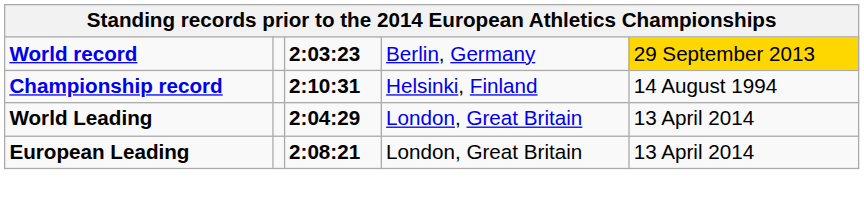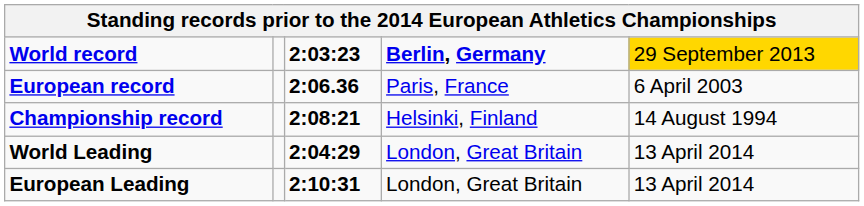(461, 53) normal -> (466, 53) bold
+ row: (92, 86)
(325, 86) 2:10:31 -> (325, 119) 2:08:21
(325, 151) 2:08:21 -> (325, 184) 2:10:31
